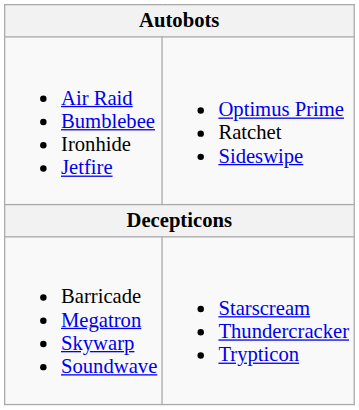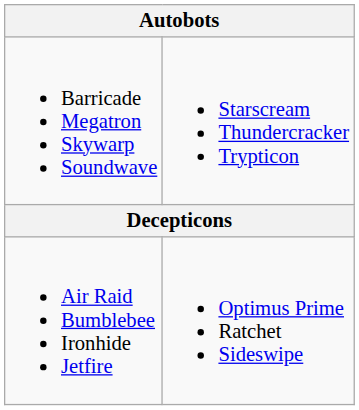rows swapped: (83, 132) <-> (83, 332)
